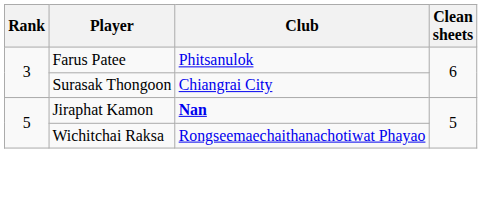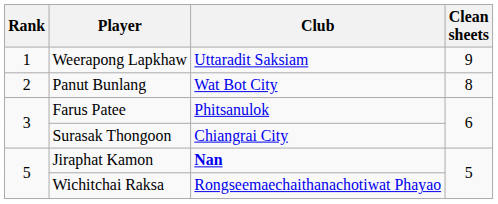+ row: (120, 60)
+ row: (99, 85)
